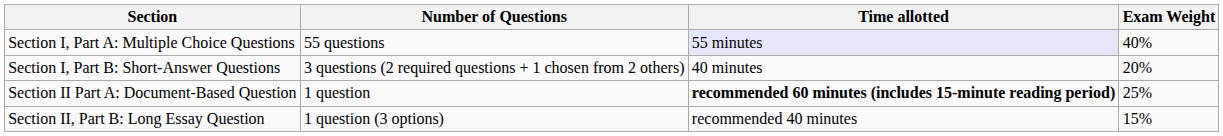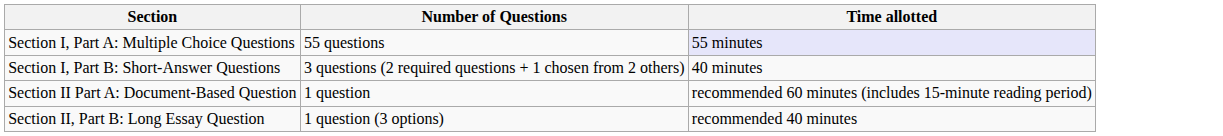- column: (1169, 17)
(904, 93) bold -> (892, 93) normal
